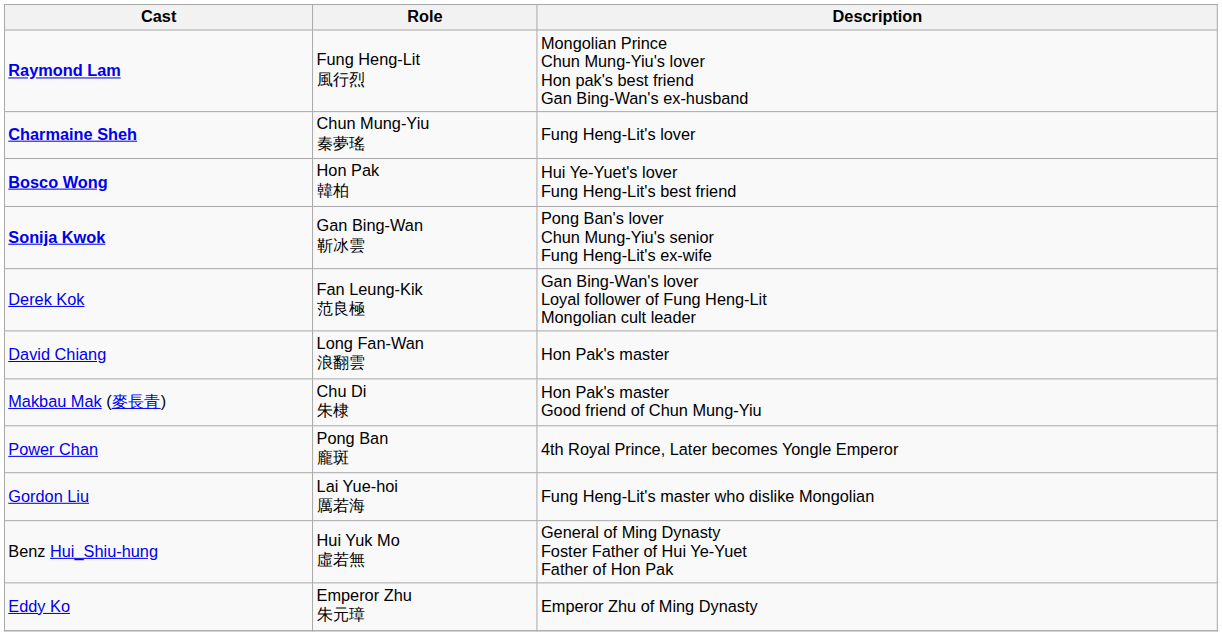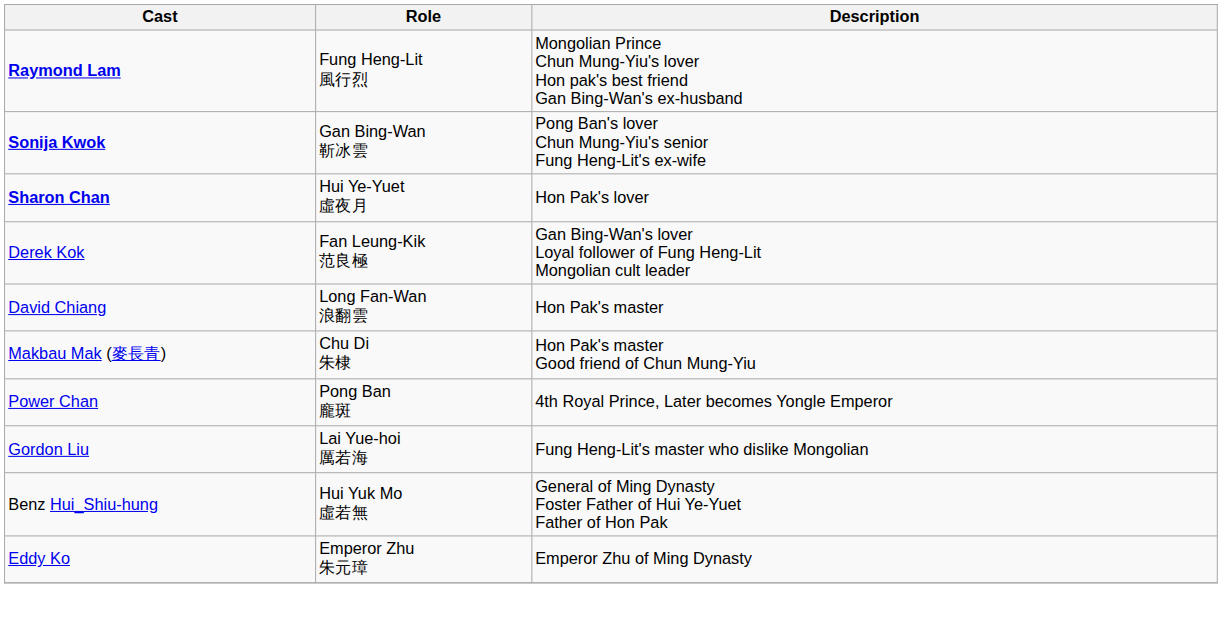- row: (73, 134)
- row: (58, 182)
+ row: (59, 197)
